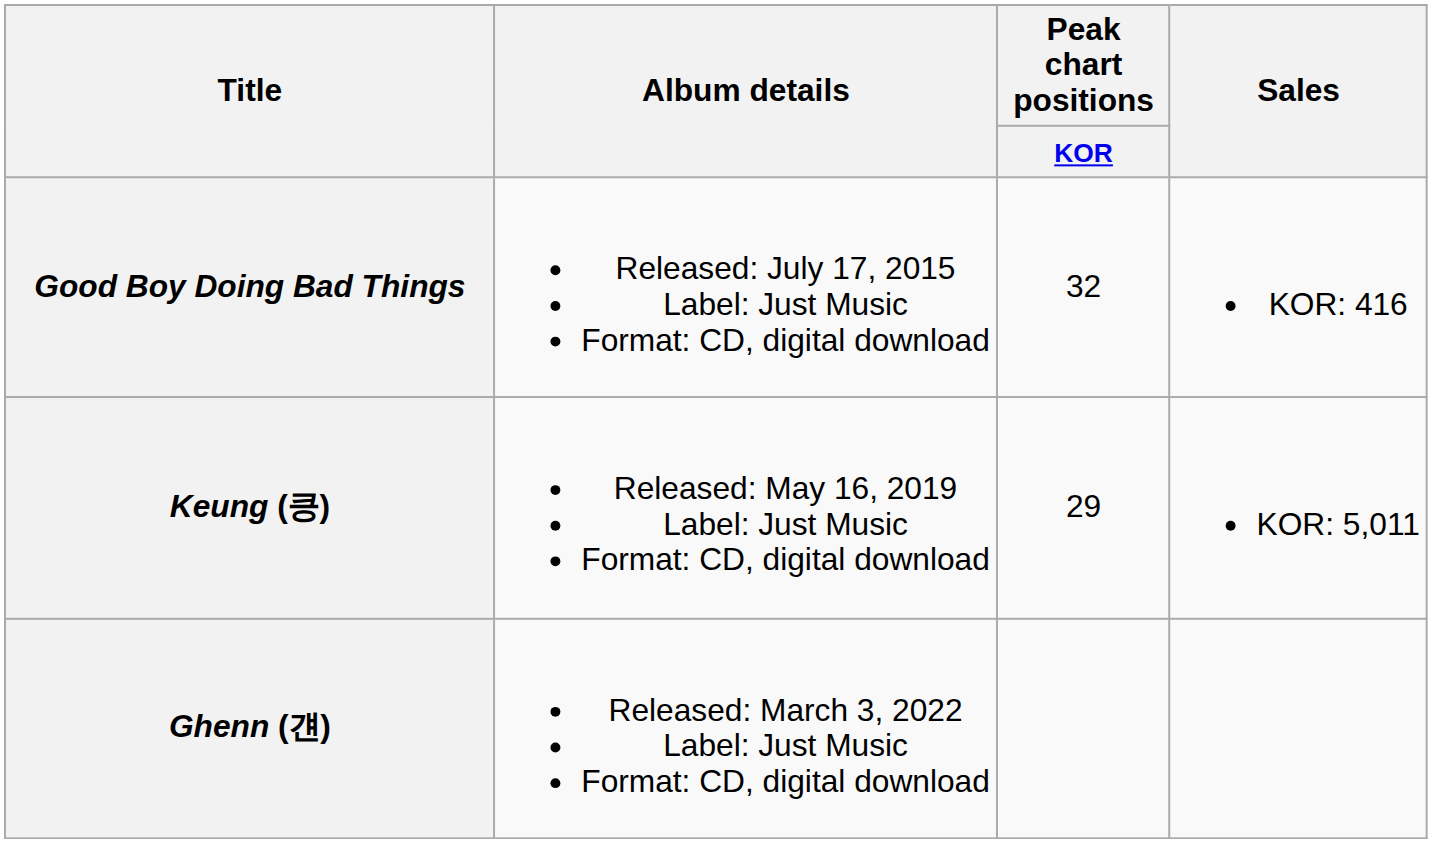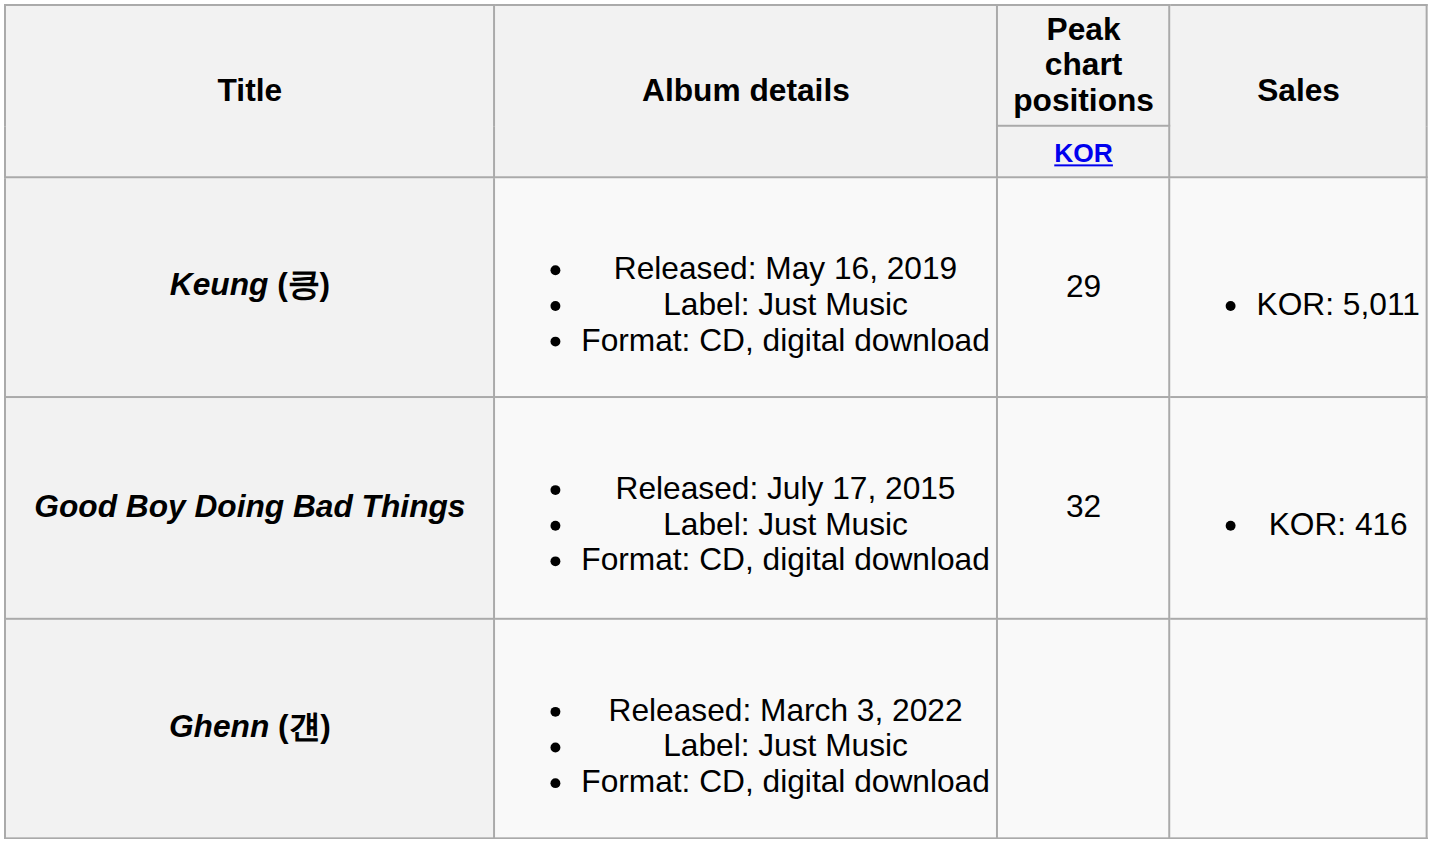rows swapped: (250, 286) <-> (250, 506)
